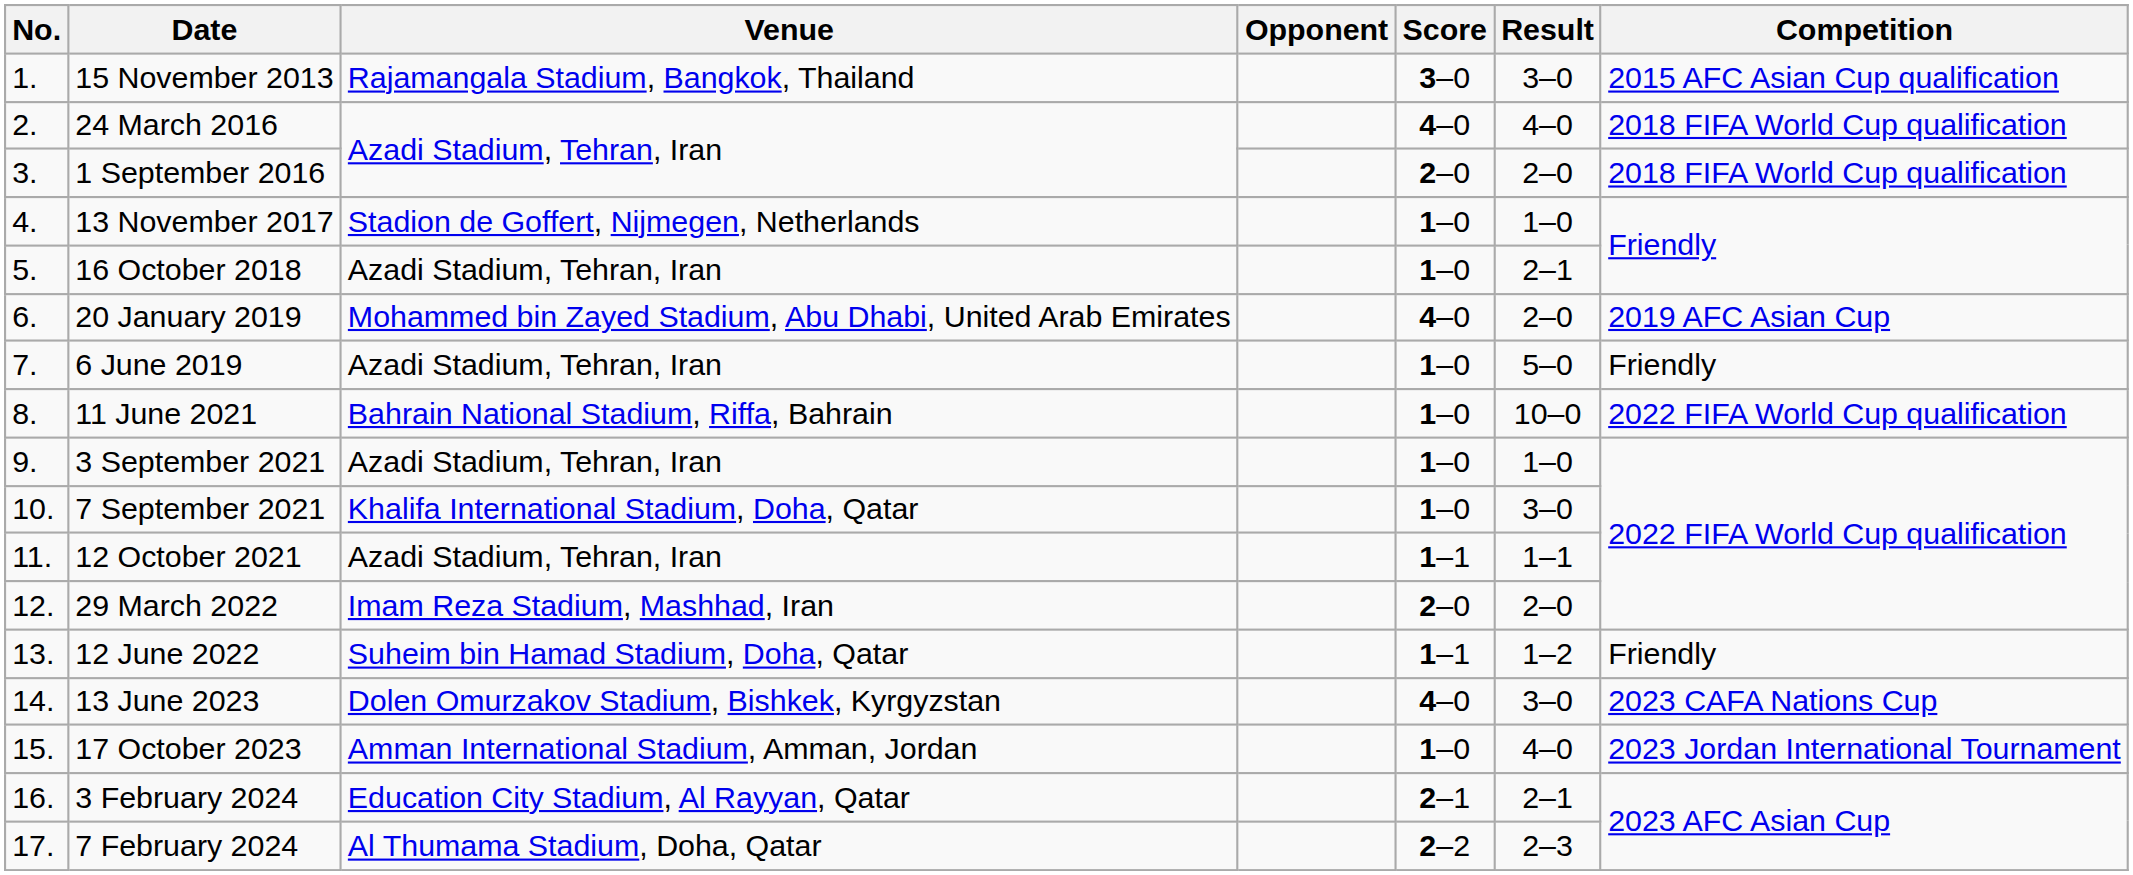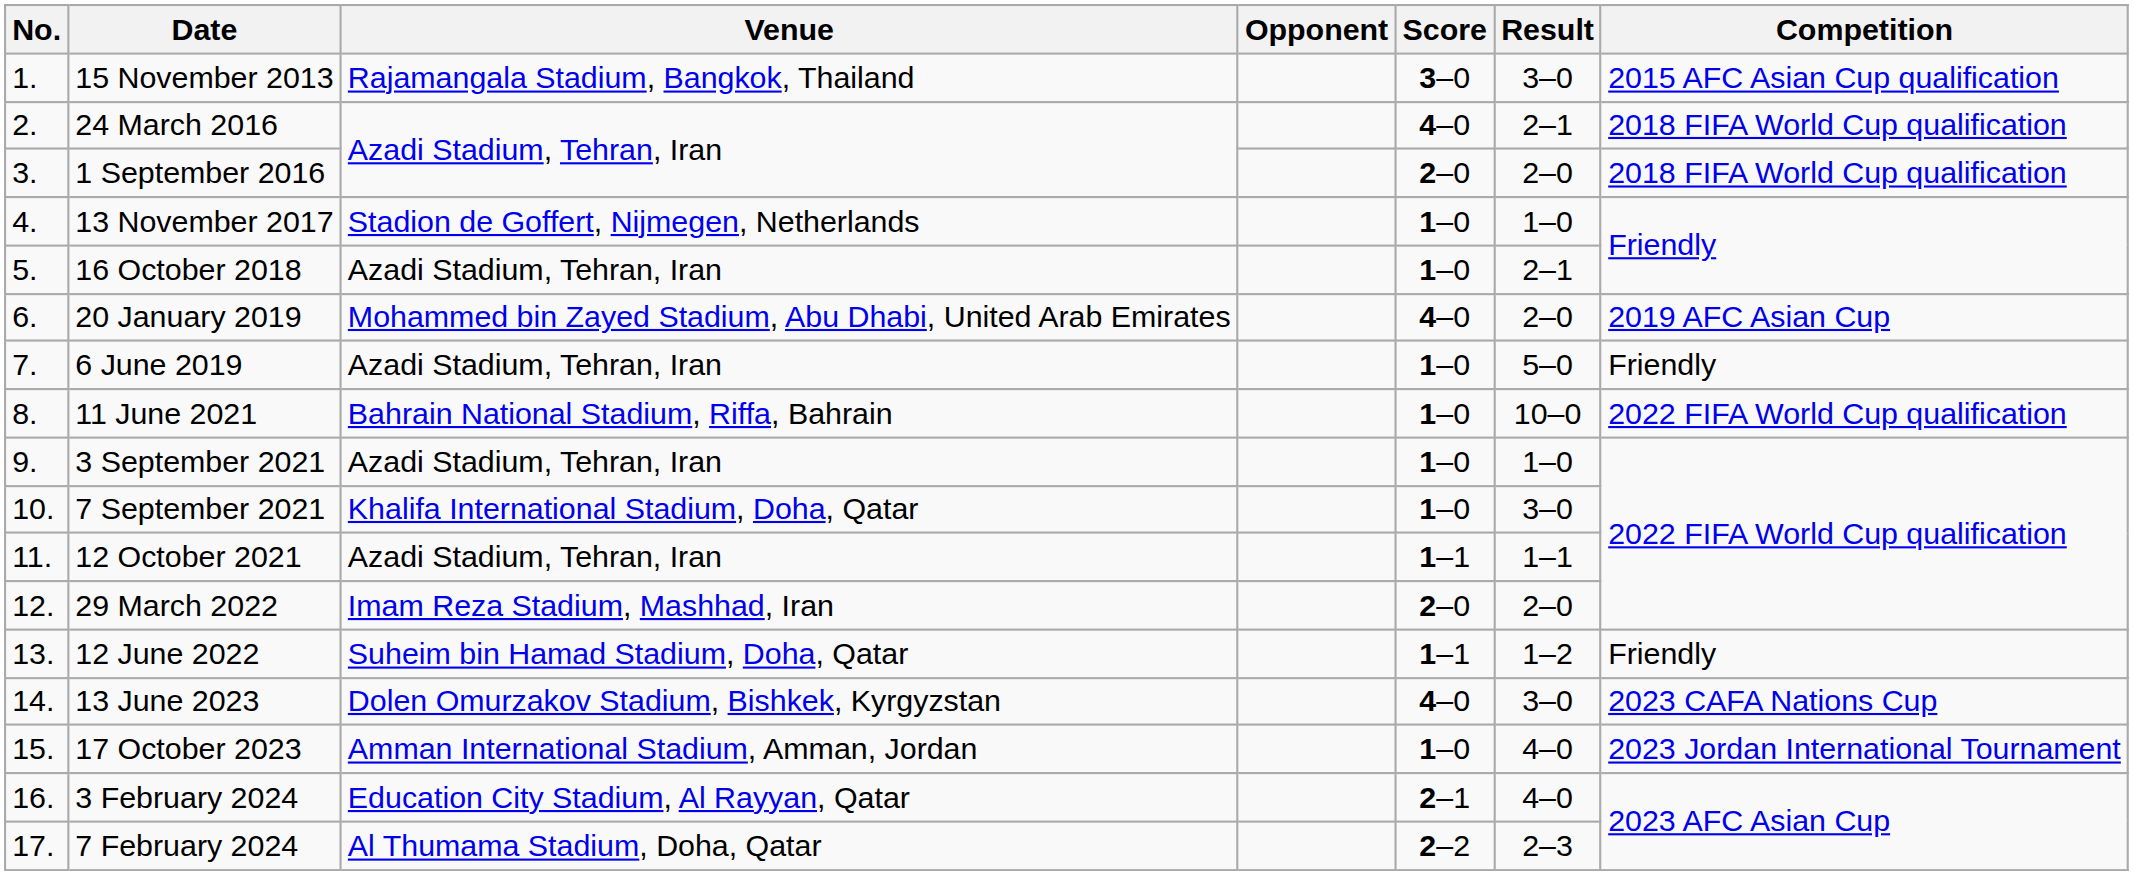(1548, 125) 4–0 -> (1548, 125) 2–1
(1548, 797) 2–1 -> (1548, 797) 4–0
